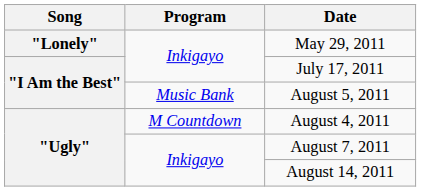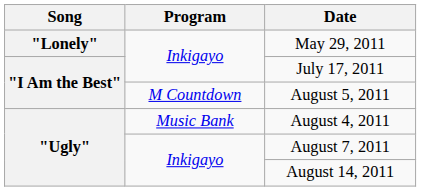(195, 95) Music Bank -> (195, 95) M Countdown
(195, 120) M Countdown -> (195, 120) Music Bank
